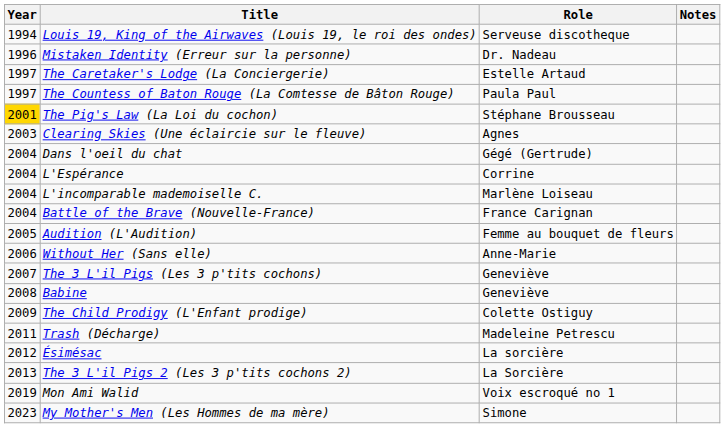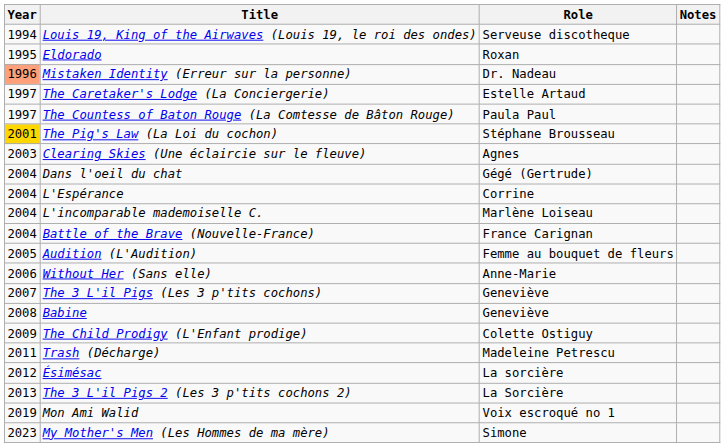+ row: (72, 54)
(22, 54) no background -> (22, 74) lightsalmon background
